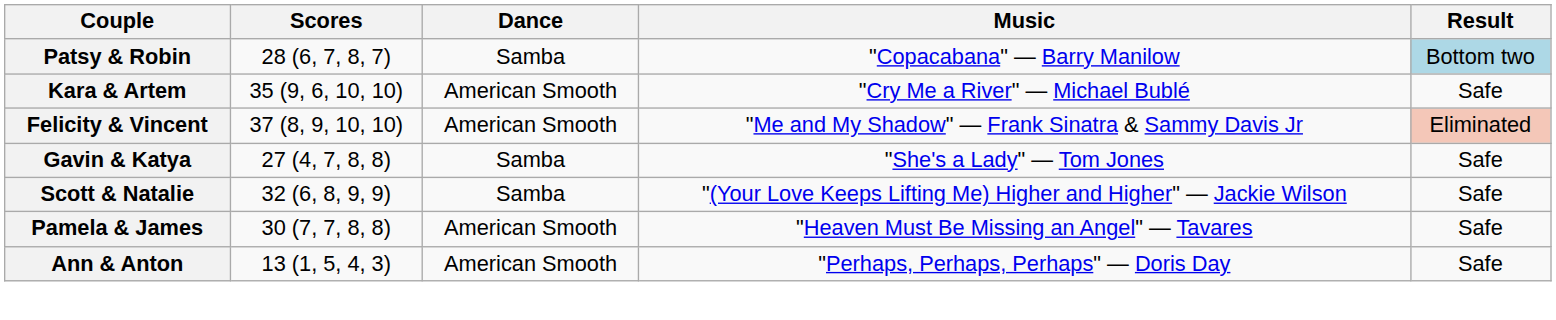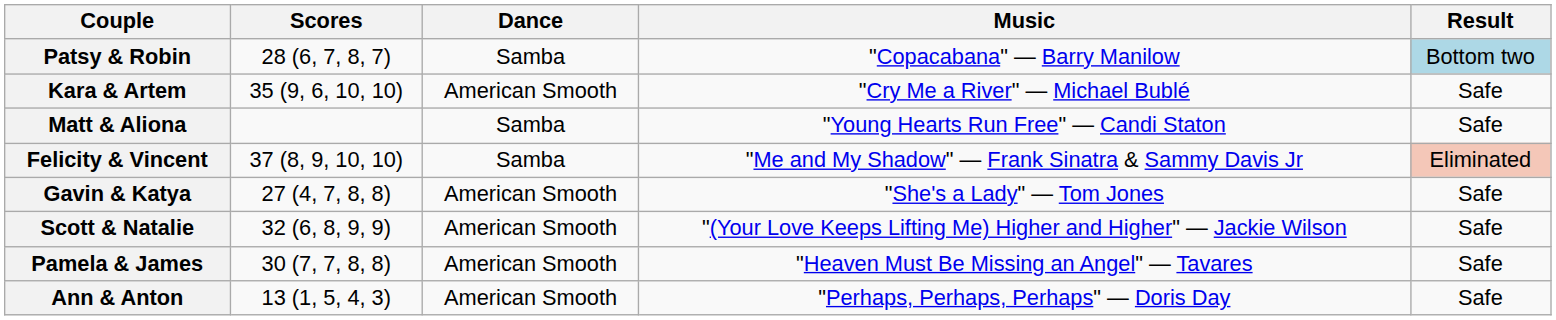+ row: (117, 125)
(531, 125) American Smooth -> (531, 159) Samba
(531, 159) Samba -> (531, 194) American Smooth
(531, 194) Samba -> (531, 228) American Smooth
